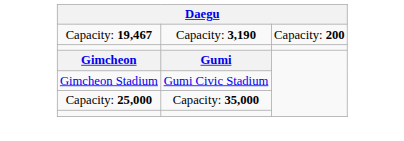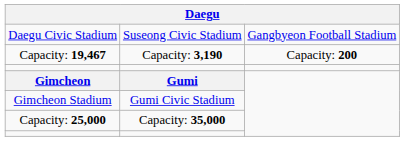+ row: (63, 34)
